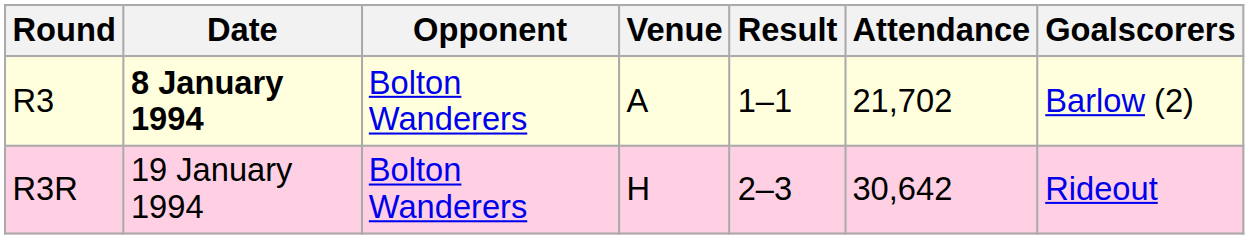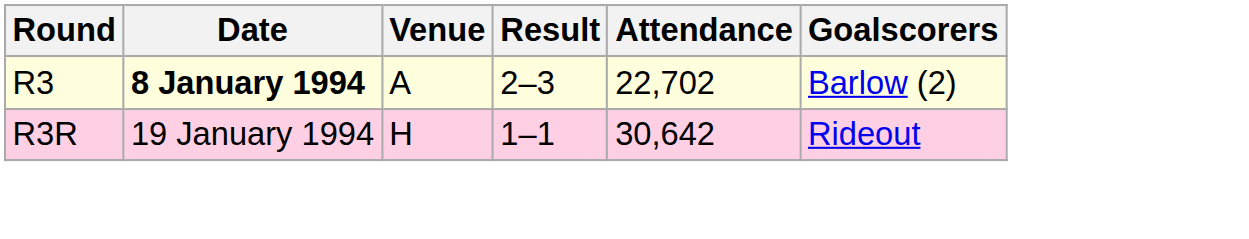- column: (490, 30)
(765, 100) 1–1 -> (528, 82) 2–3
(902, 100) 21,702 -> (665, 82) 22,702
(765, 188) 2–3 -> (528, 133) 1–1
